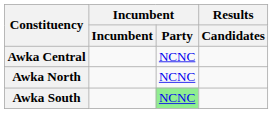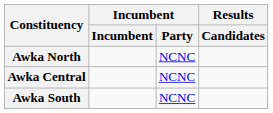rows swapped: (46, 56) <-> (46, 77)
(177, 98) lightgreen background -> (177, 98) no background
